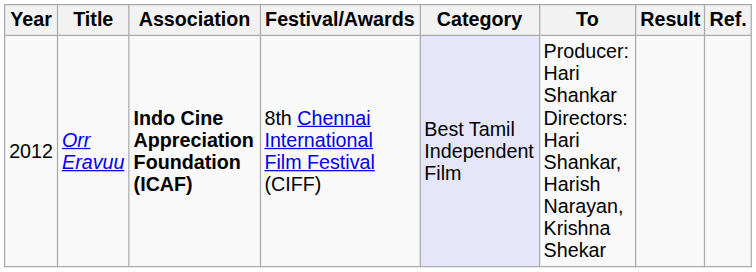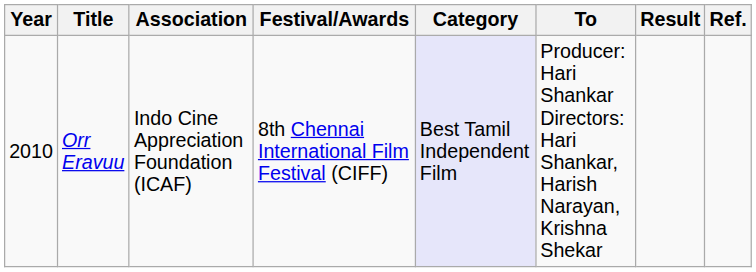(31, 150) 2012 -> (31, 150) 2010
(194, 150) bold -> (189, 150) normal
